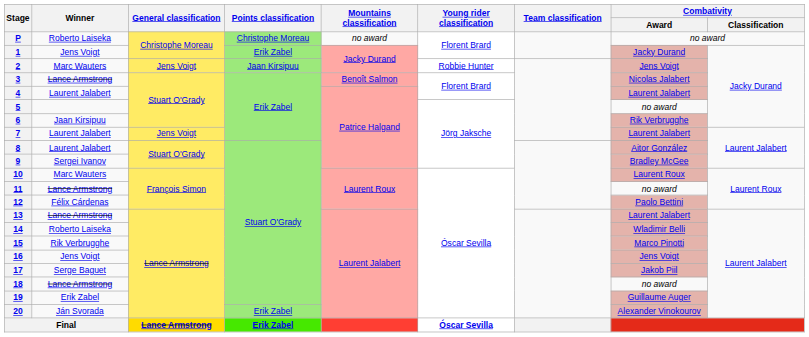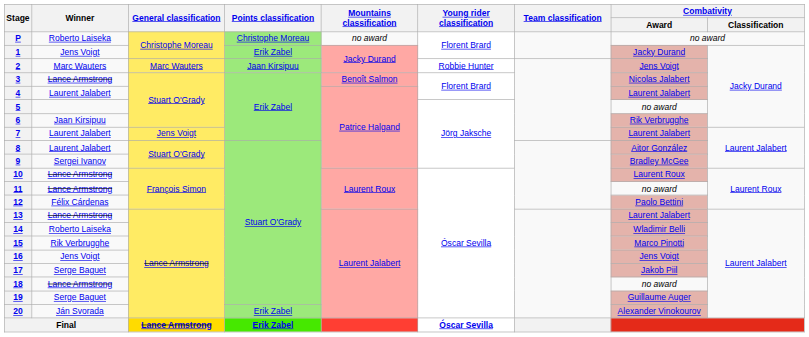(176, 66) Jens Voigt -> (176, 66) Marc Wauters
(80, 175) Marc Wauters -> (80, 175) Lance Armstrong
(80, 298) Erik Zabel -> (80, 298) Serge Baguet
